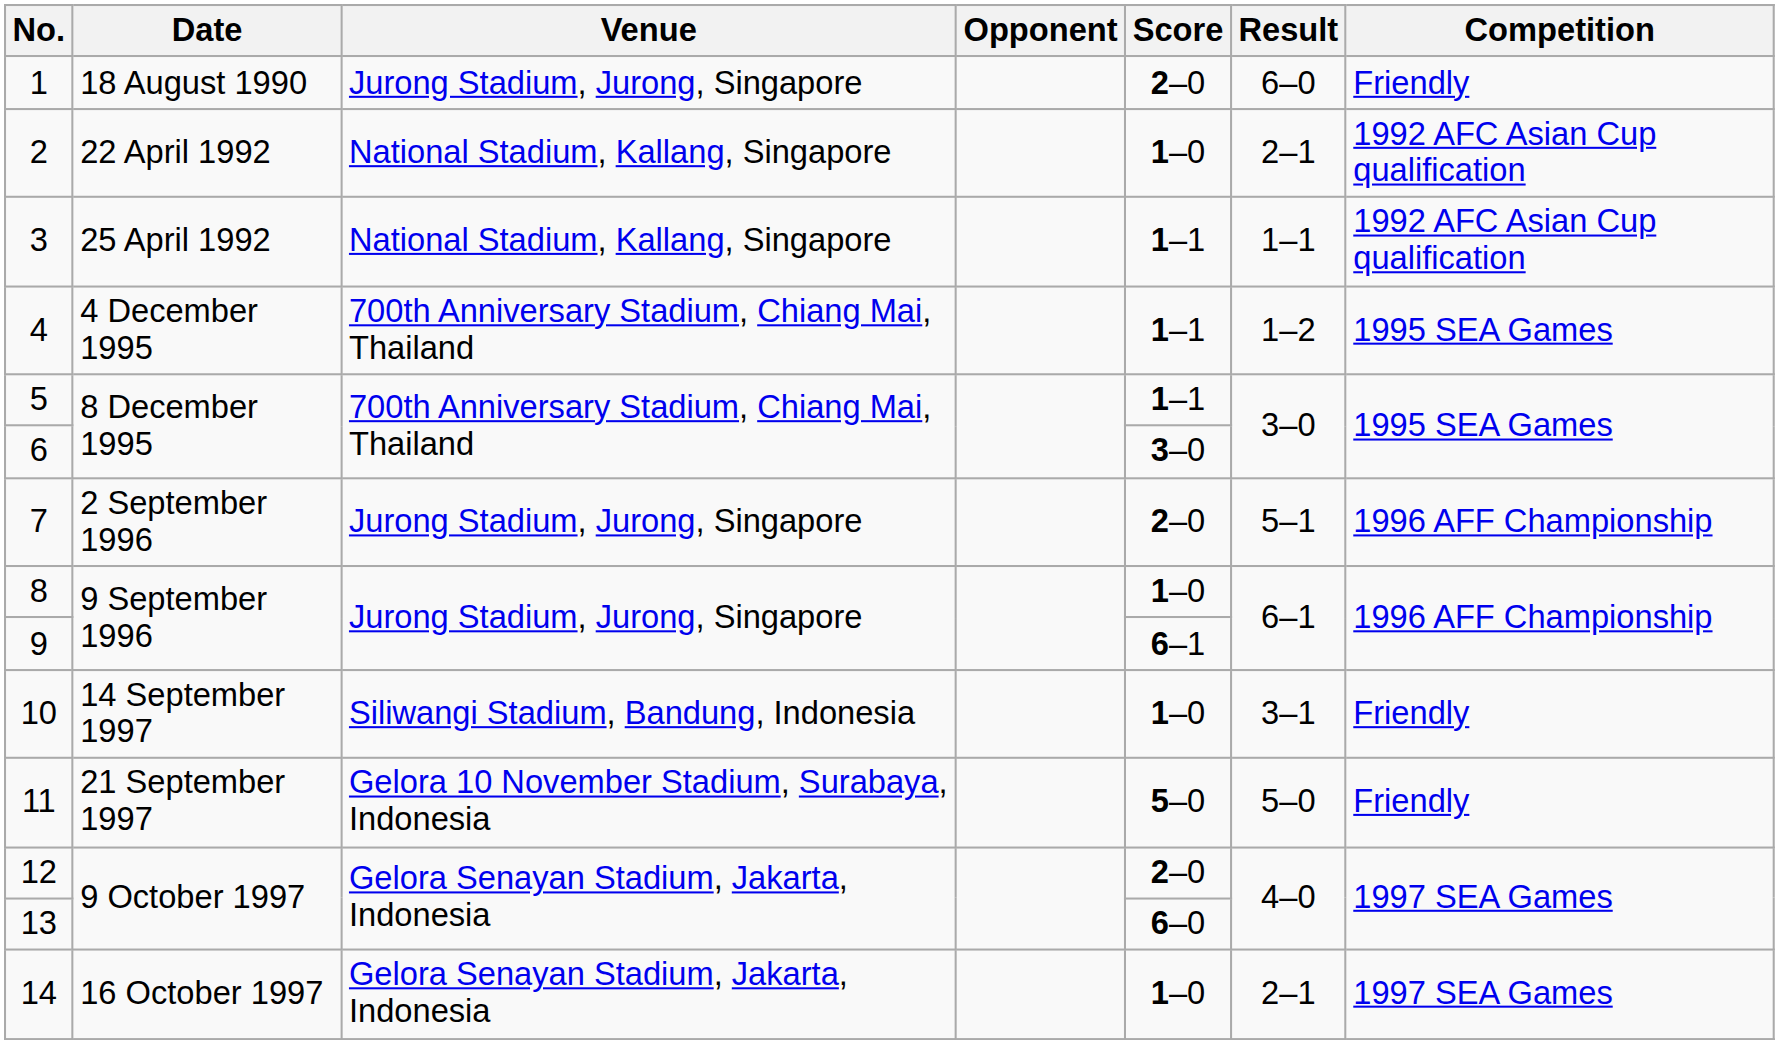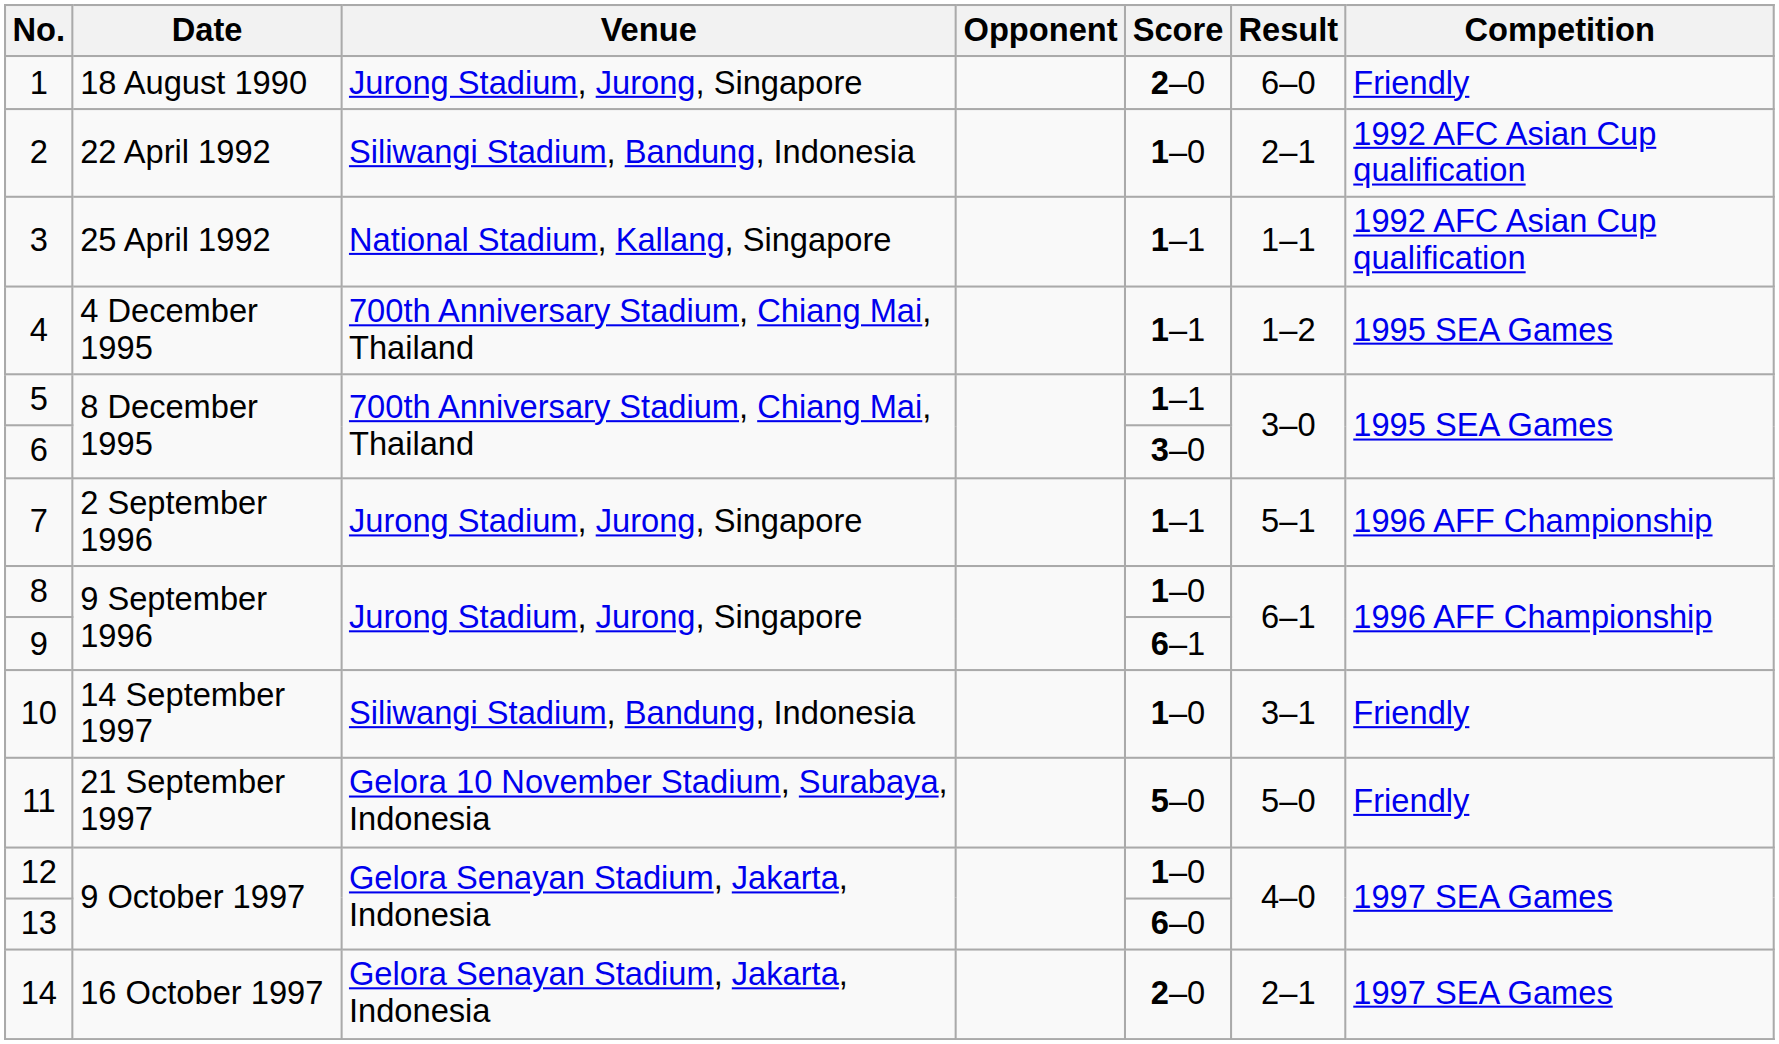(620, 152) National Stadium, Kallang, Singapore -> (632, 152) Siliwangi Stadium, Bandung, Indonesia
(1178, 521) 2–0 -> (1178, 521) 1–1
(1178, 871) 2–0 -> (1178, 871) 1–0
(1178, 993) 1–0 -> (1178, 993) 2–0
